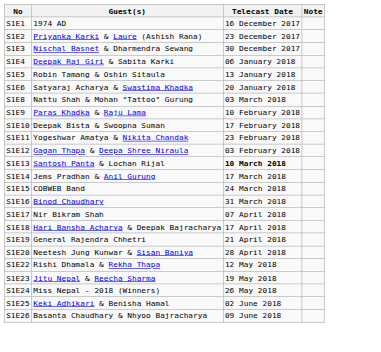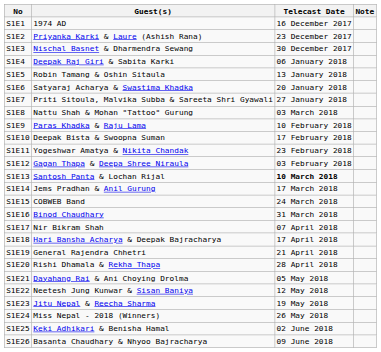+ row: (16, 100)
(113, 252) Neetesh Jung Kunwar & Sisan Baniya -> (97, 265) Rishi Dhamala & Rekha Thapa
+ row: (18, 278)
(97, 265) Rishi Dhamala & Rekha Thapa -> (113, 290) Neetesh Jung Kunwar & Sisan Baniya
